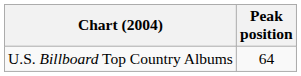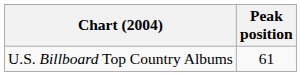(266, 58) 64 -> (266, 58) 61
